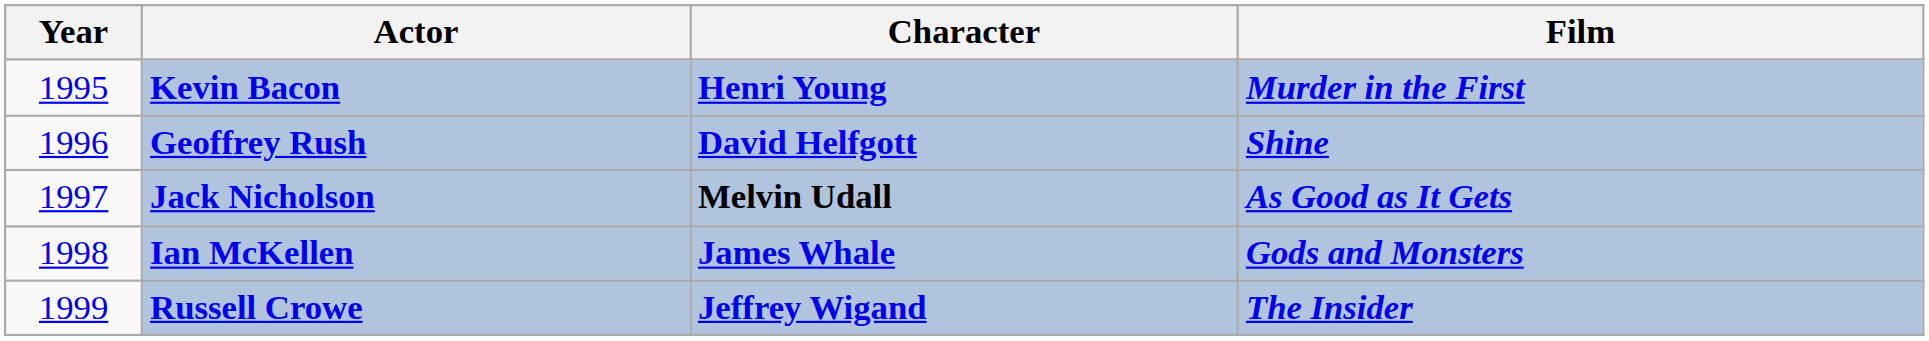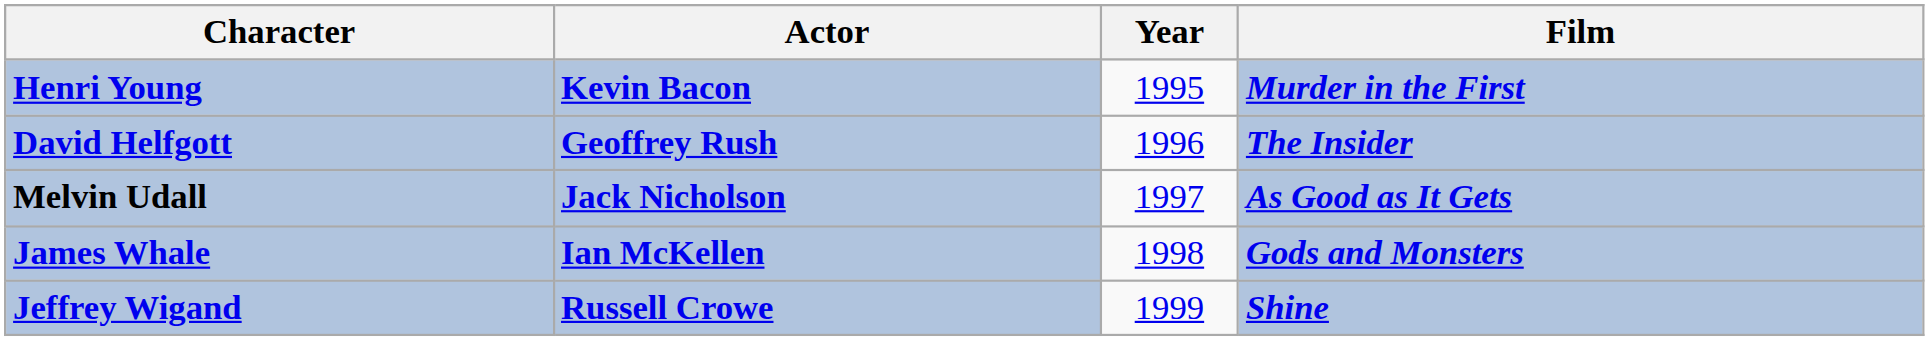columns swapped: (74, 32) <-> (964, 32)
(1287, 142) Shine -> (1329, 142) The Insider
(1329, 307) The Insider -> (1287, 307) Shine
